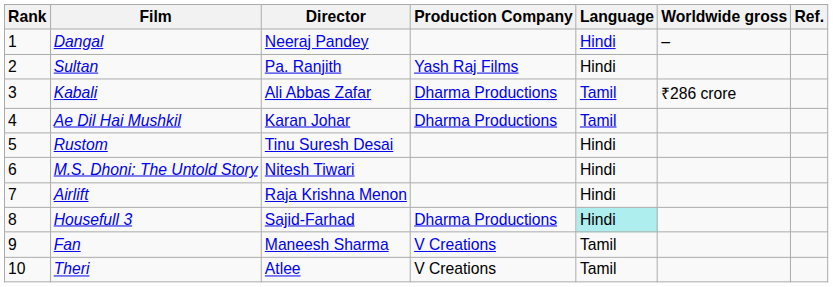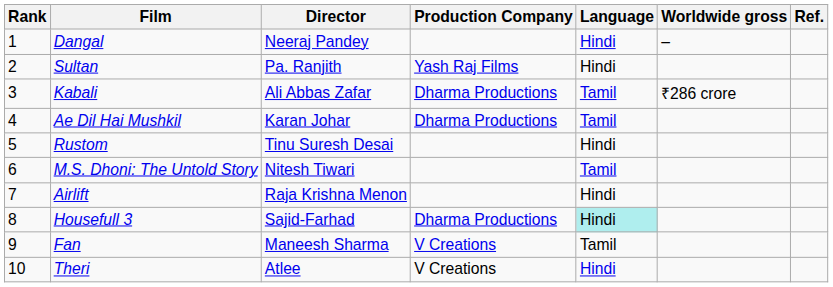(598, 170) Hindi -> (598, 170) Tamil
(598, 269) Tamil -> (598, 269) Hindi
